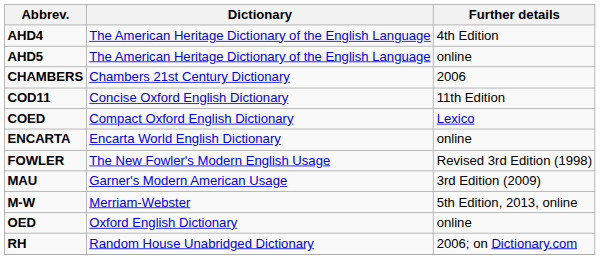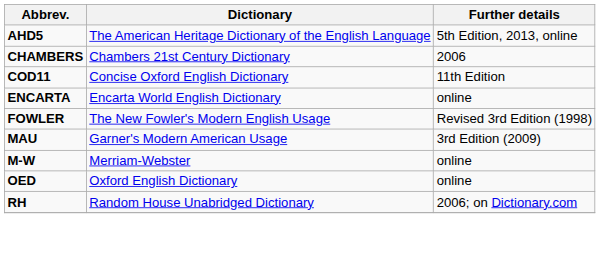- row: (25, 35)
(454, 56) online -> (507, 35) 5th Edition, 2013, online
- row: (26, 118)
(507, 202) 5th Edition, 2013, online -> (454, 160) online
